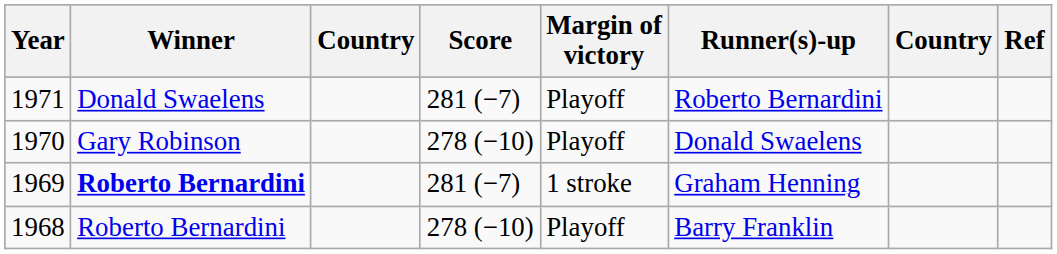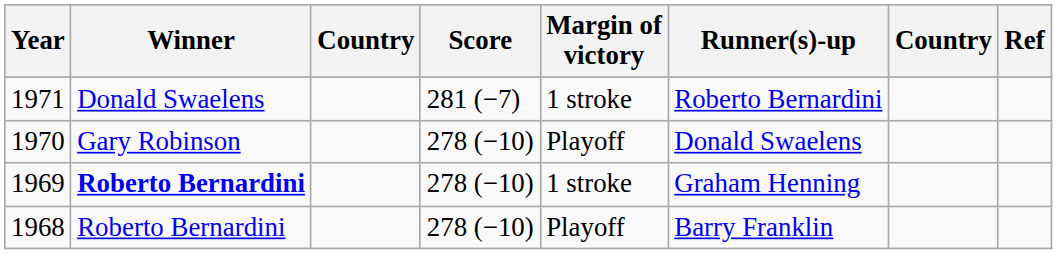(585, 98) Playoff -> (589, 98) 1 stroke
(474, 183) 281 (−7) -> (480, 183) 278 (−10)
